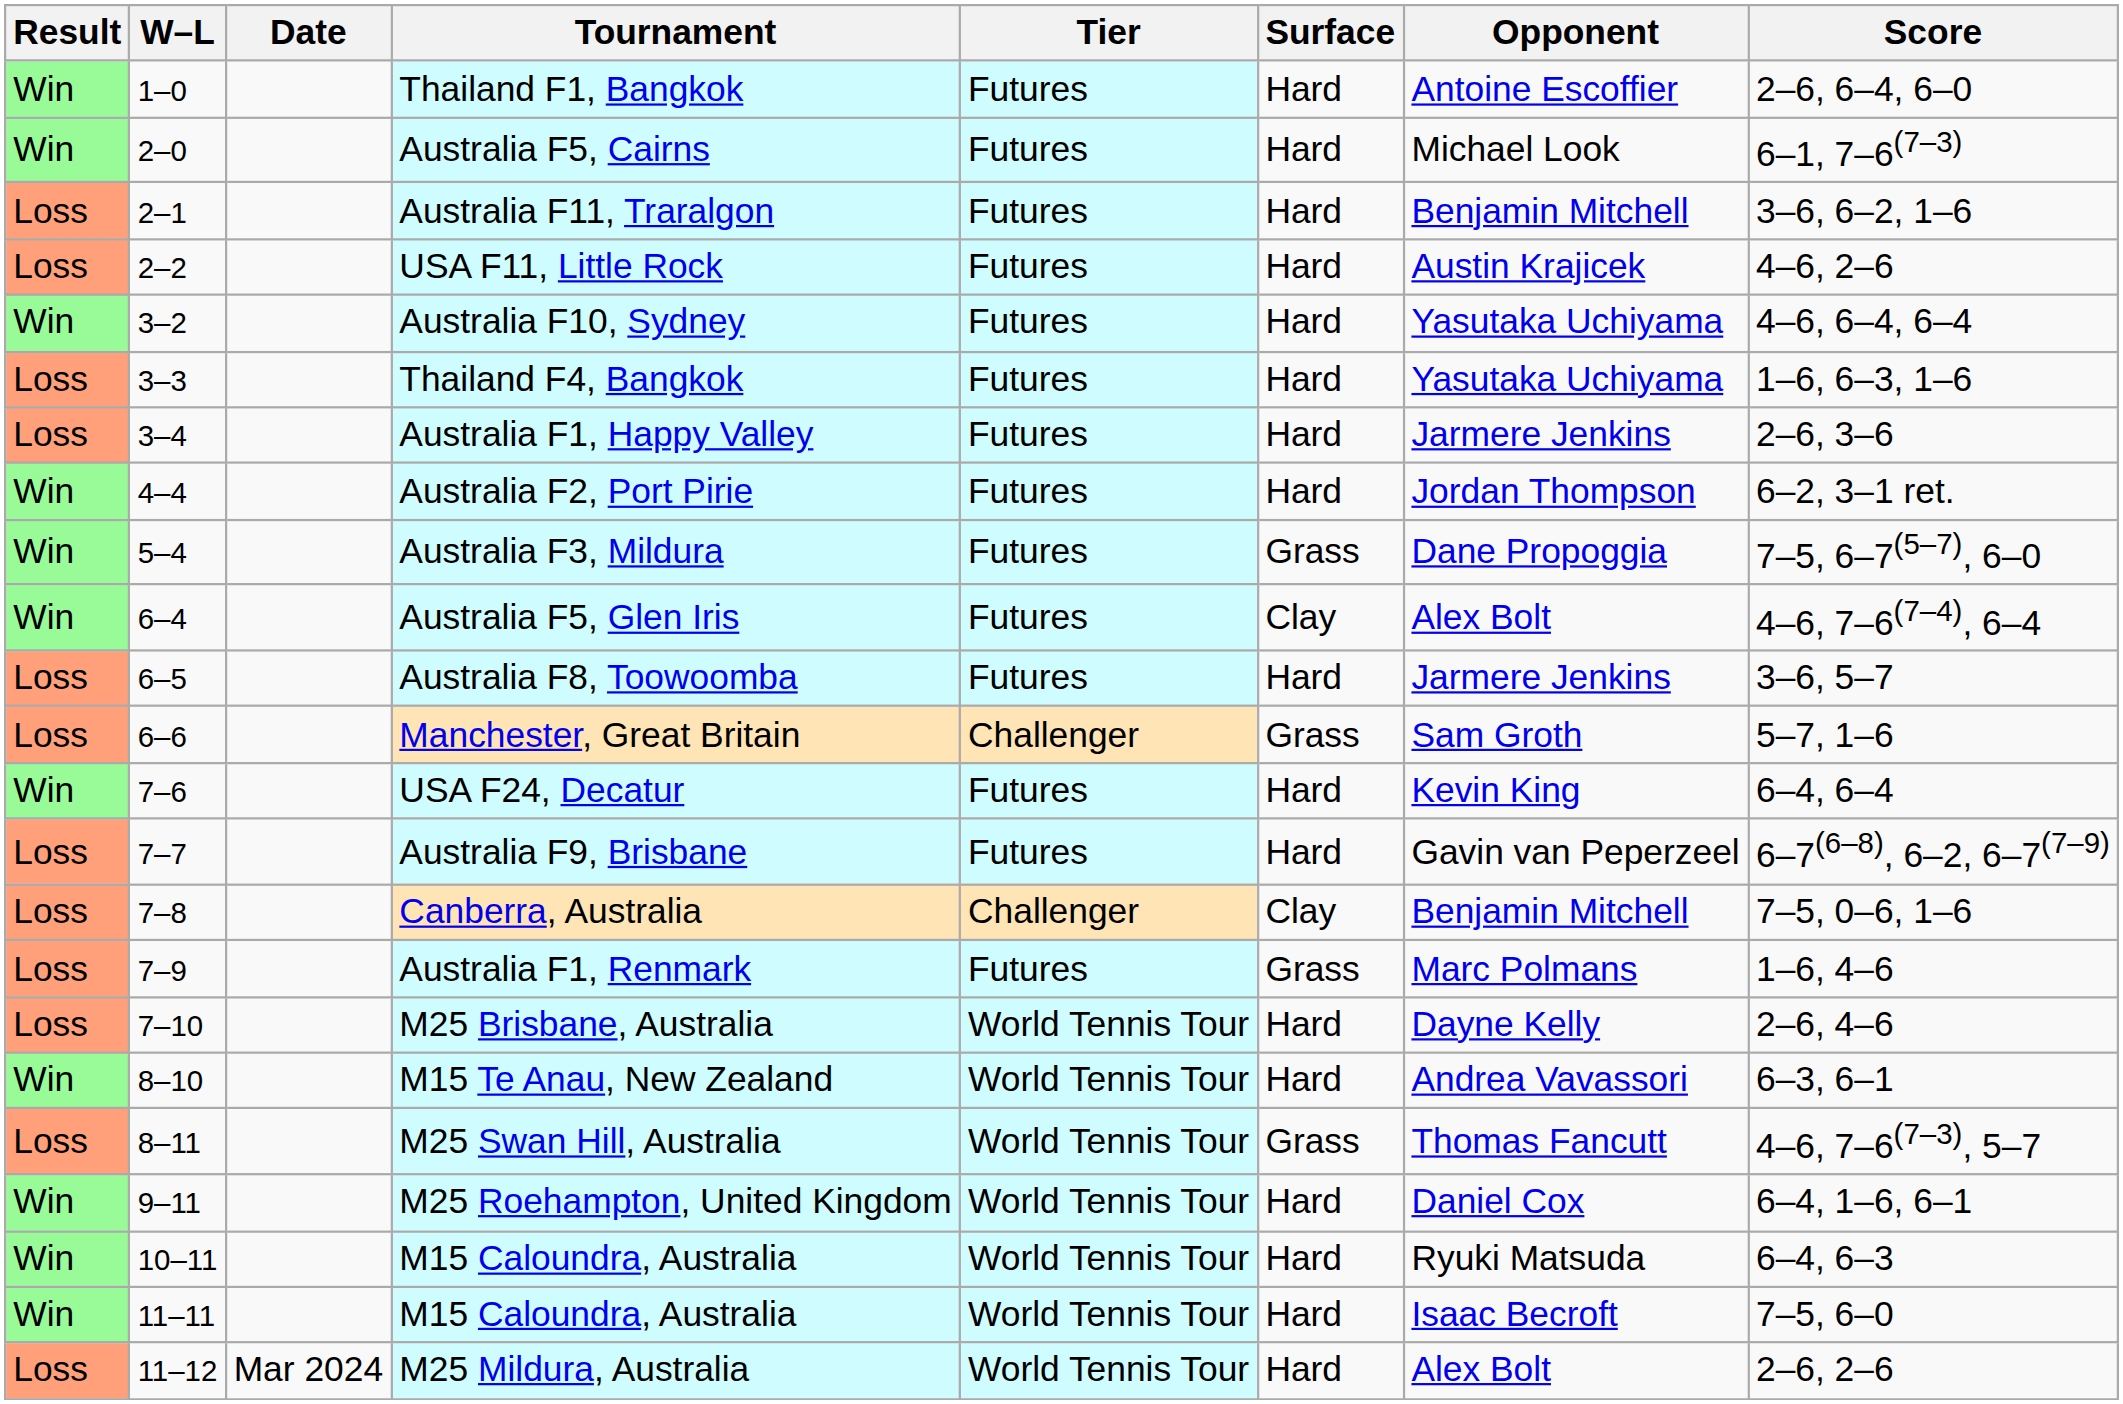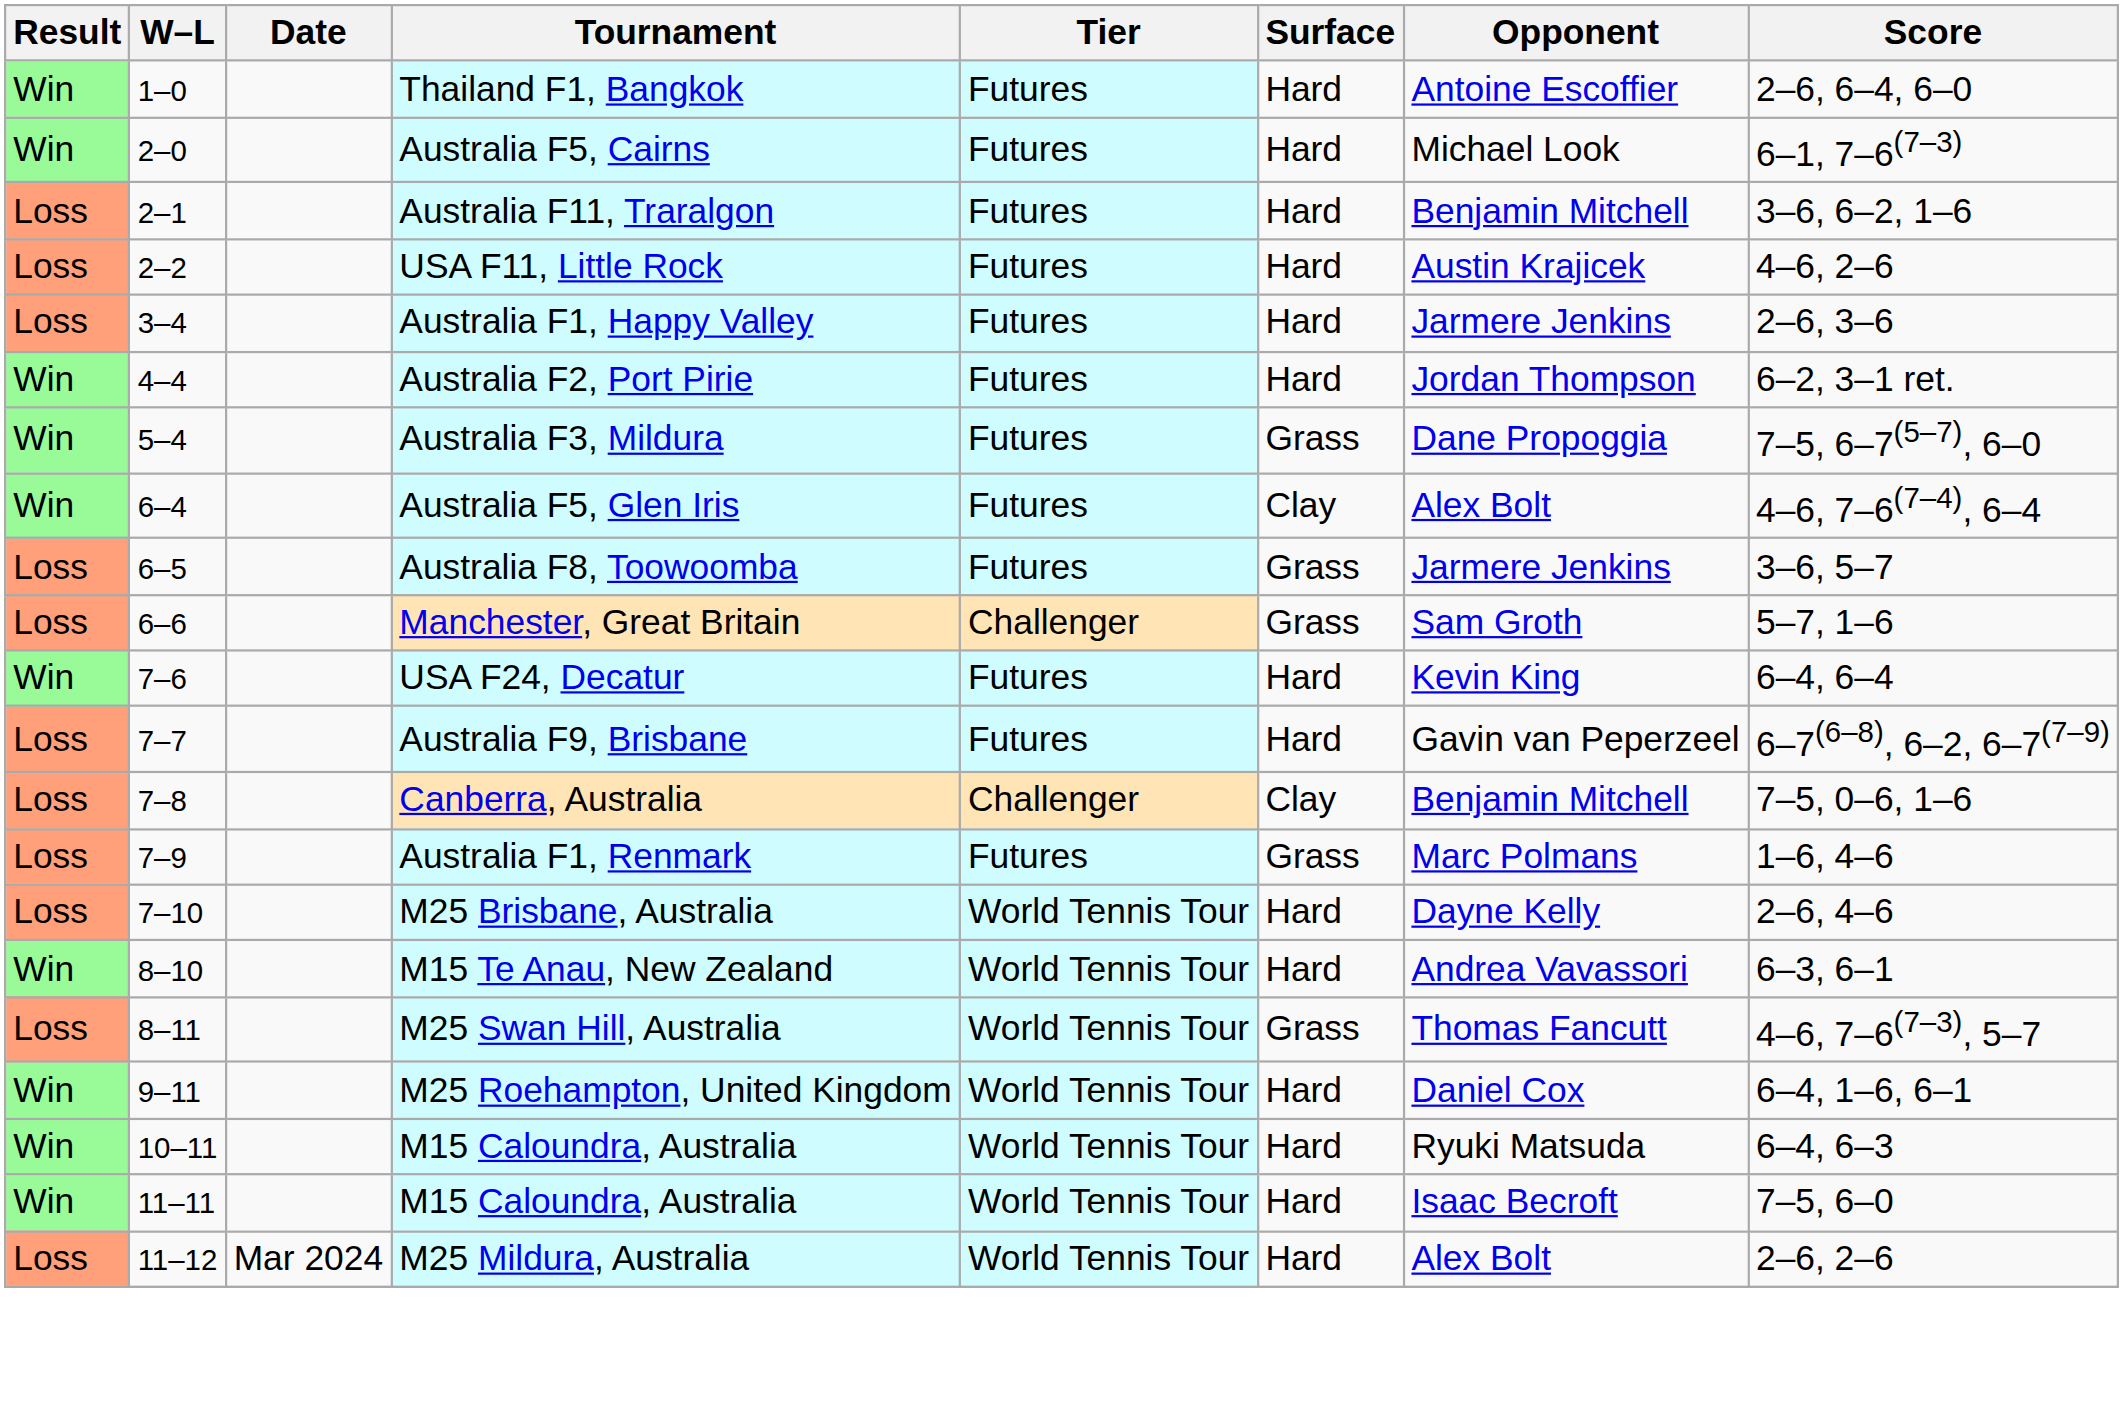- row: (162, 324)
- row: (162, 380)
(1304, 678) Hard -> (1313, 565) Grass
